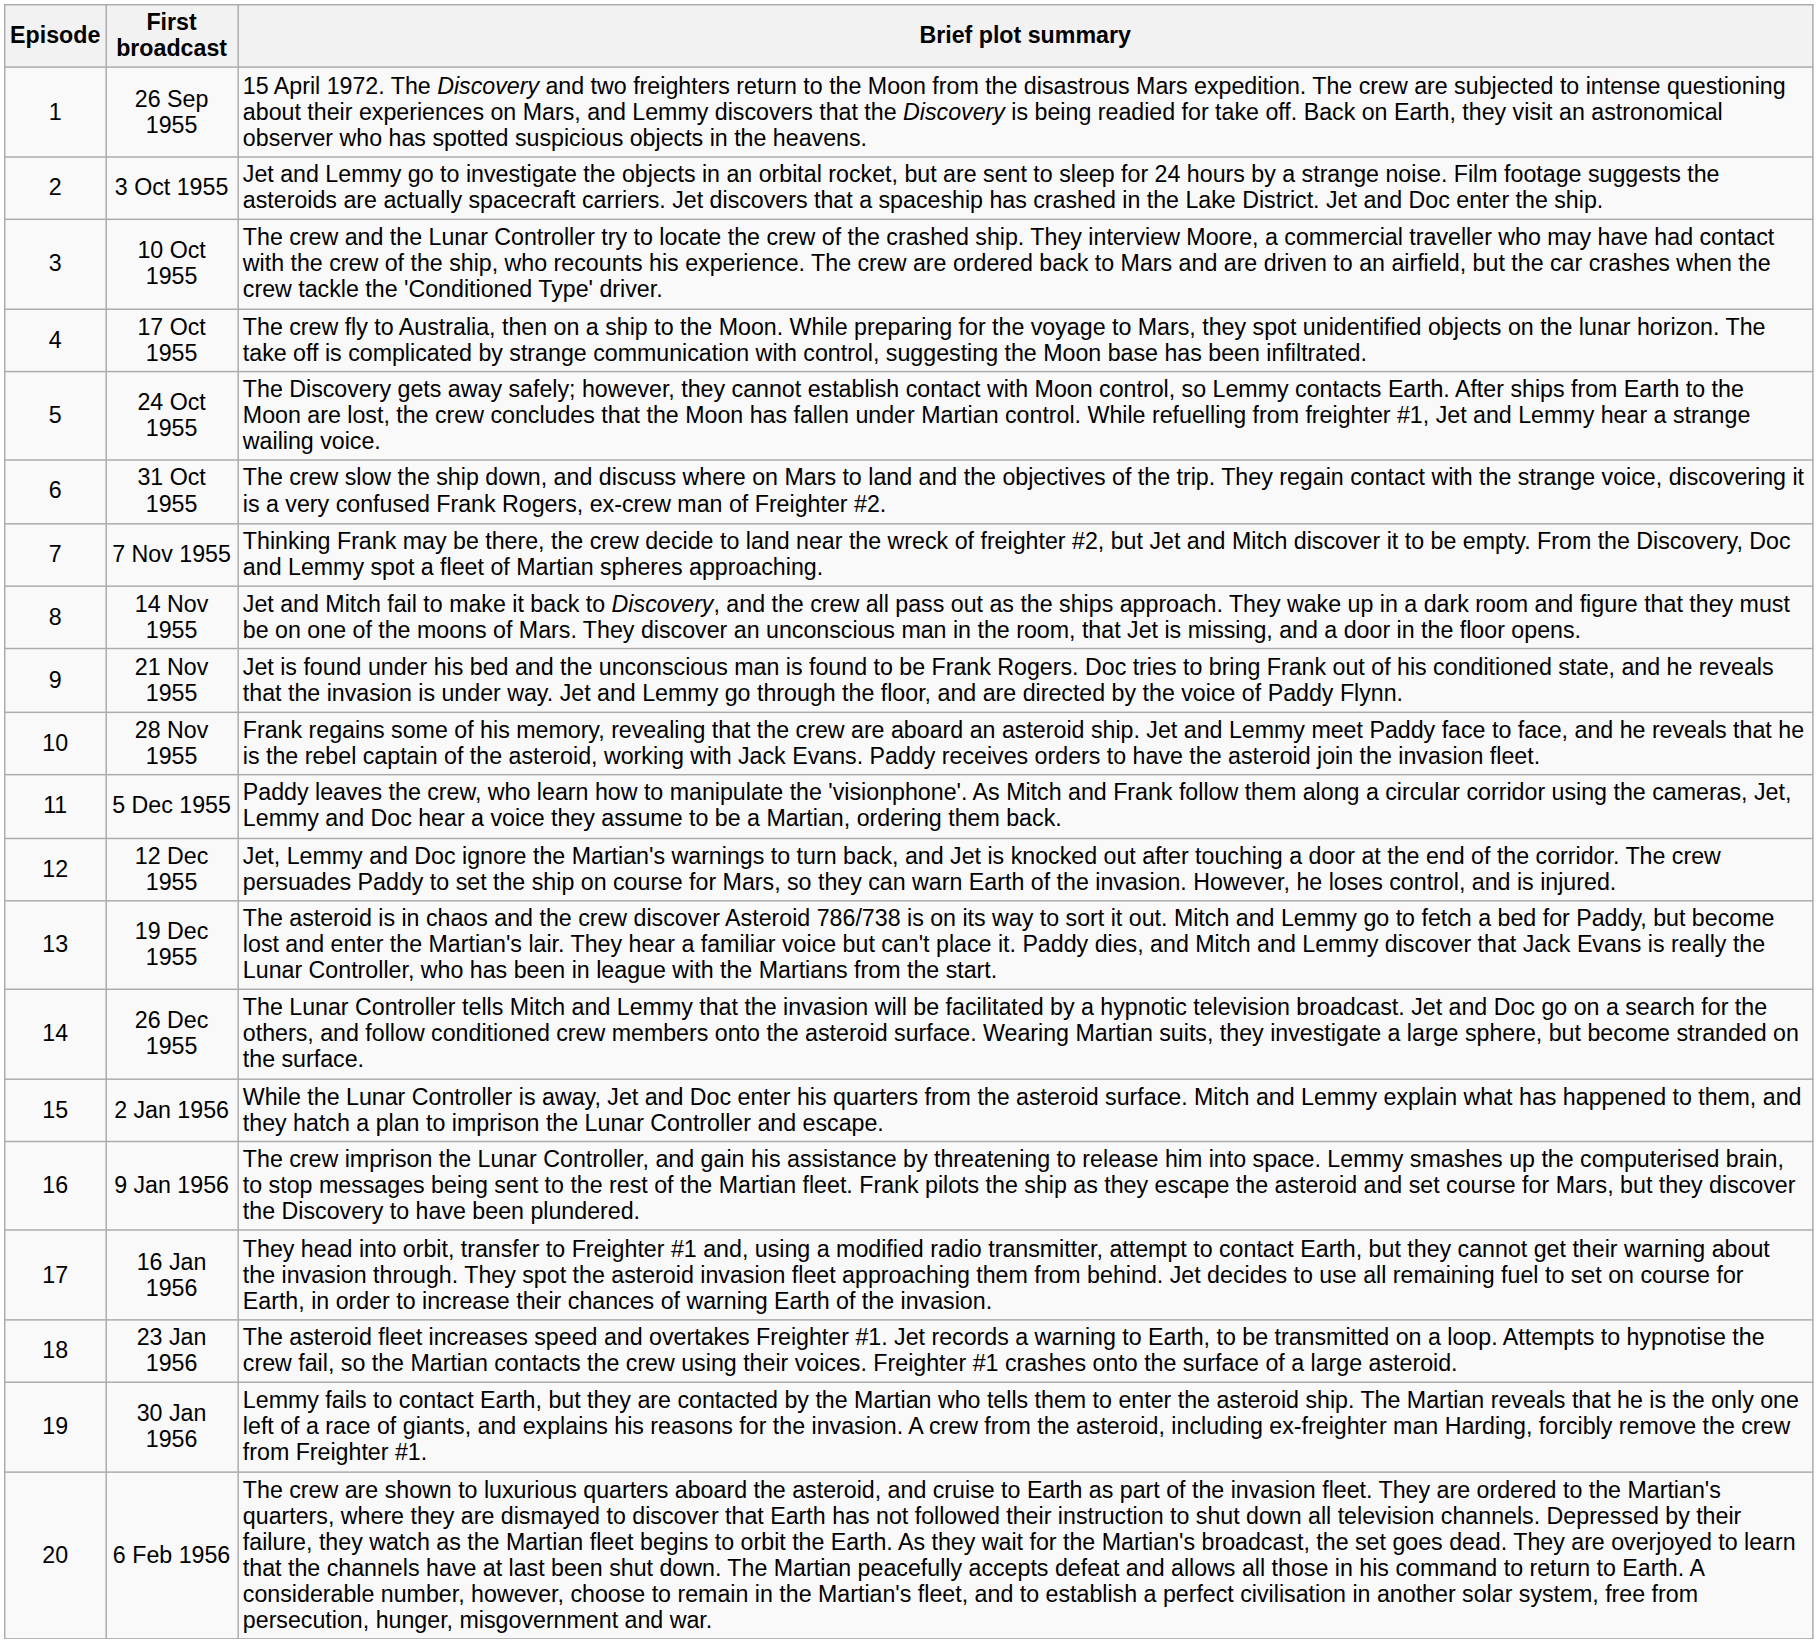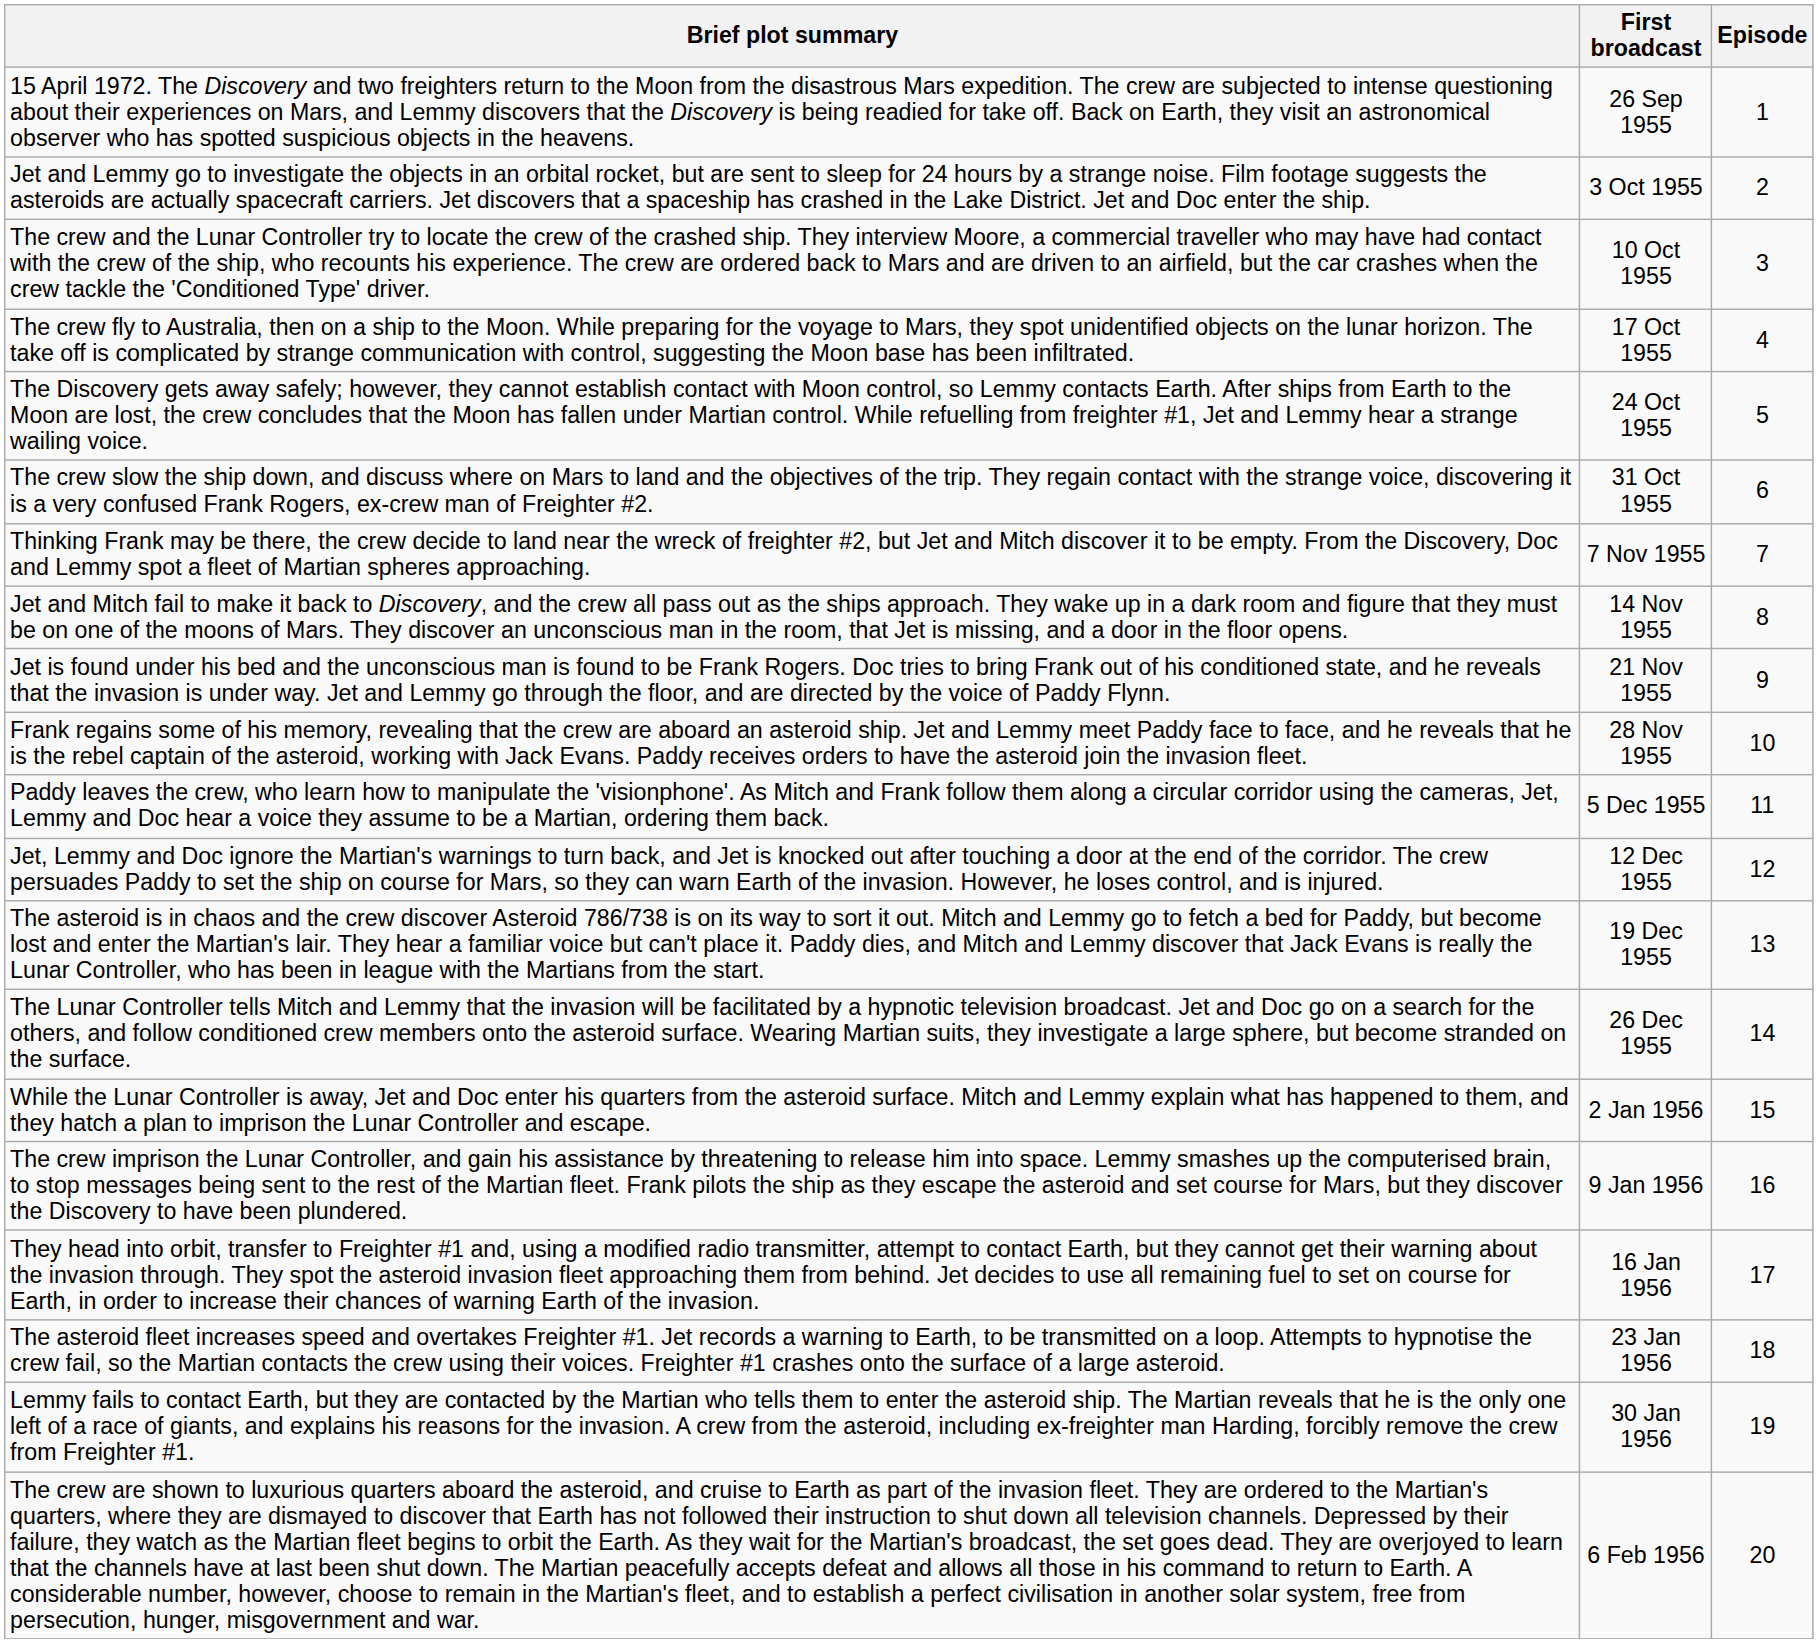columns swapped: (55, 35) <-> (1025, 35)
